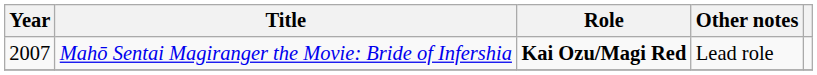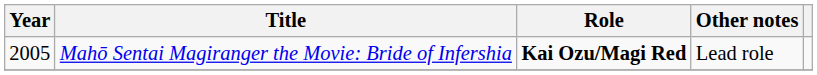(30, 53) 2007 -> (30, 53) 2005
